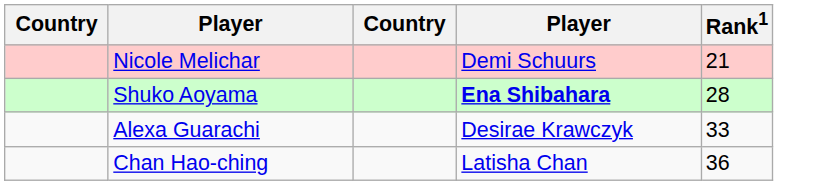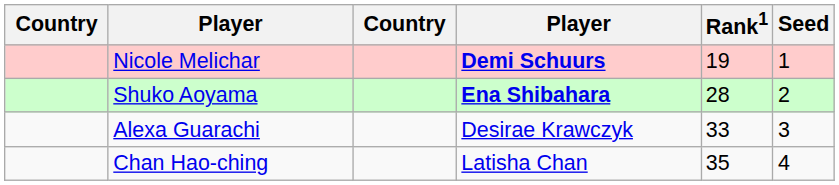+ column: (804, 24)
(529, 61) normal -> (533, 61) bold
(718, 61) 21 -> (718, 61) 19
(718, 163) 36 -> (718, 163) 35
